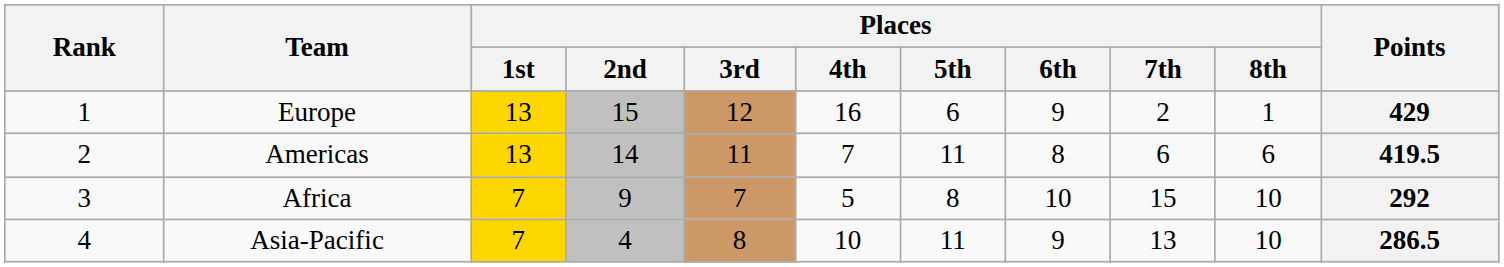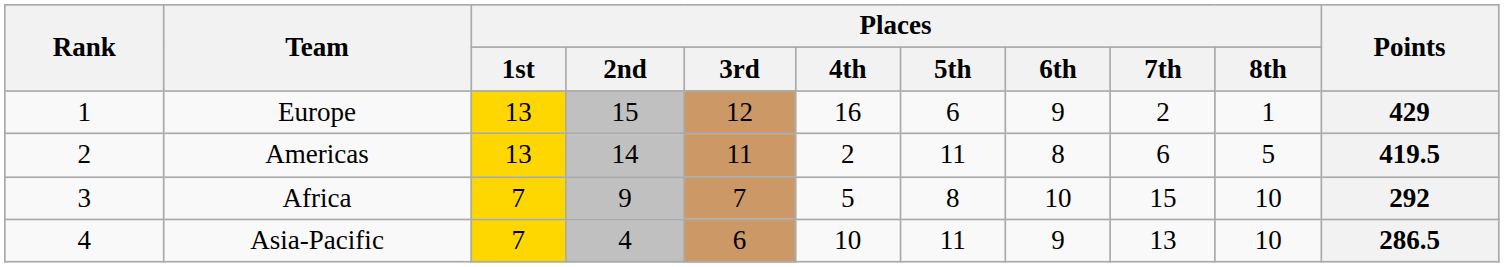(848, 154) 7 -> (848, 154) 2
(1268, 154) 6 -> (1268, 154) 5
(740, 240) 8 -> (740, 240) 6
